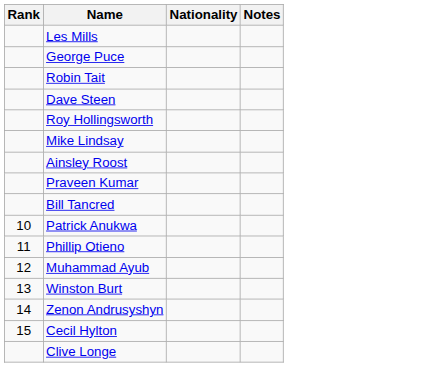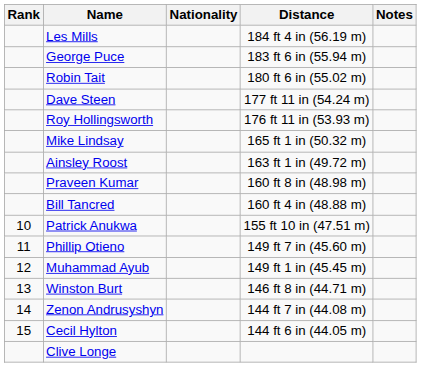+ column: (307, 15)
